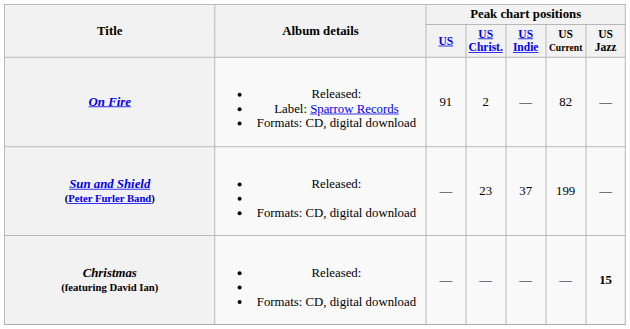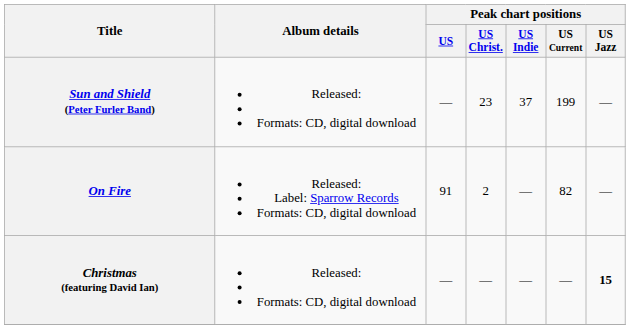rows swapped: (110, 101) <-> (110, 191)
